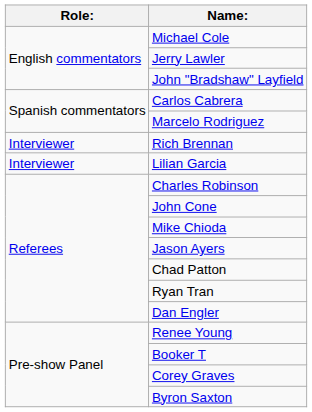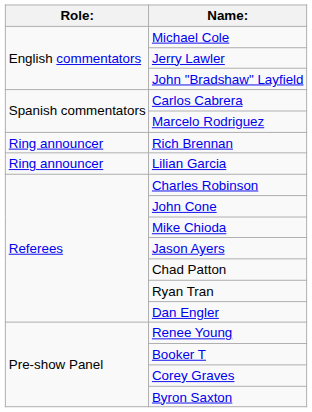(41, 143) Interviewer -> (56, 143) Ring announcer
(41, 164) Interviewer -> (56, 164) Ring announcer
